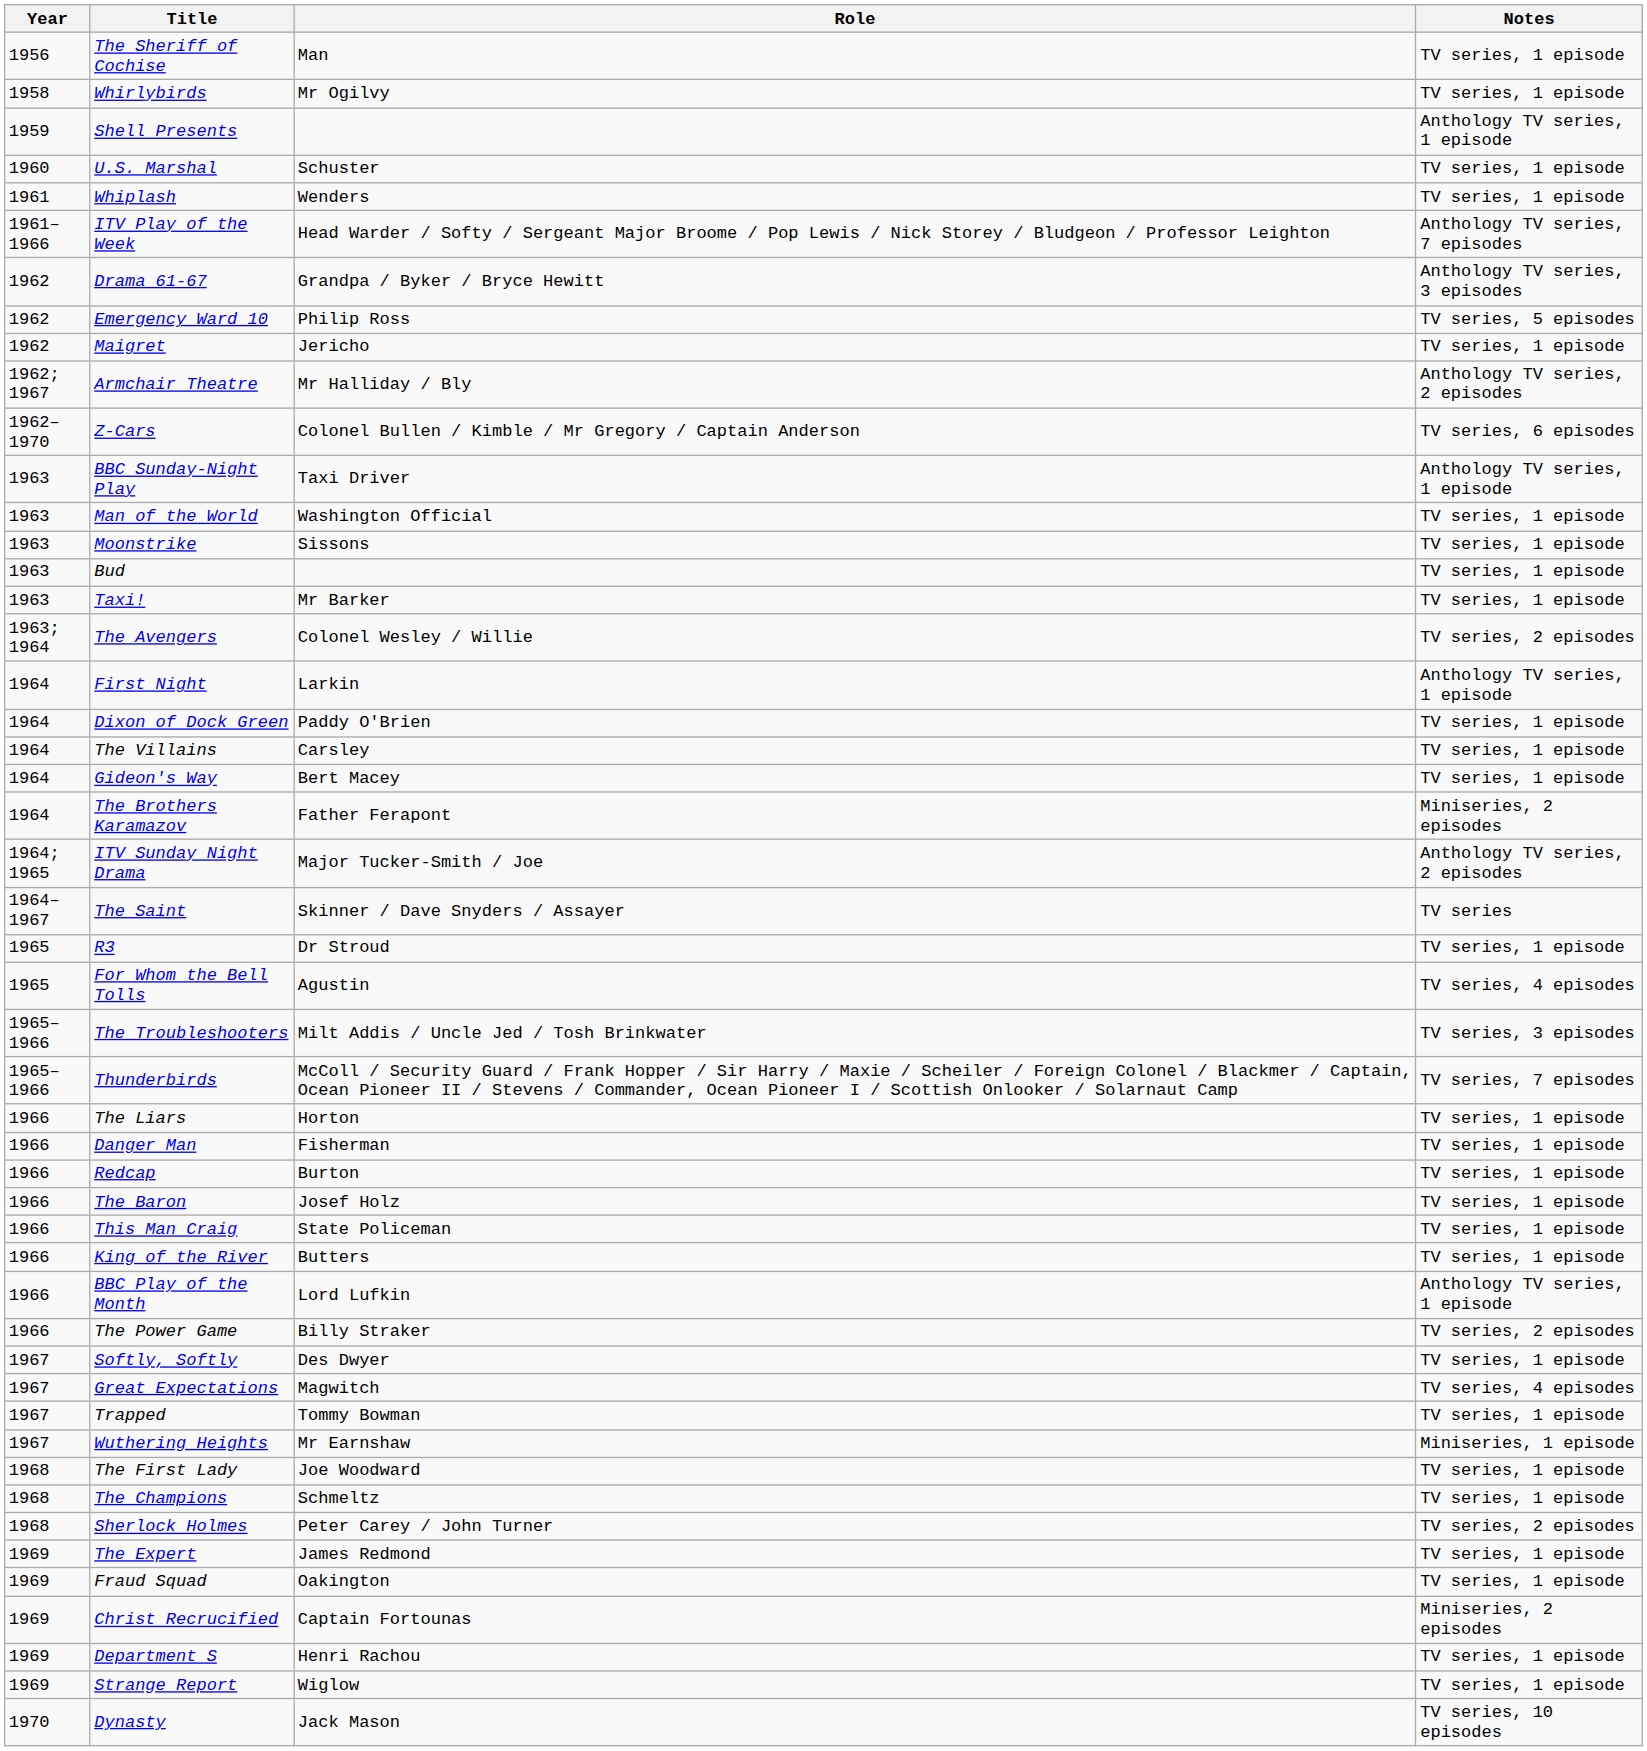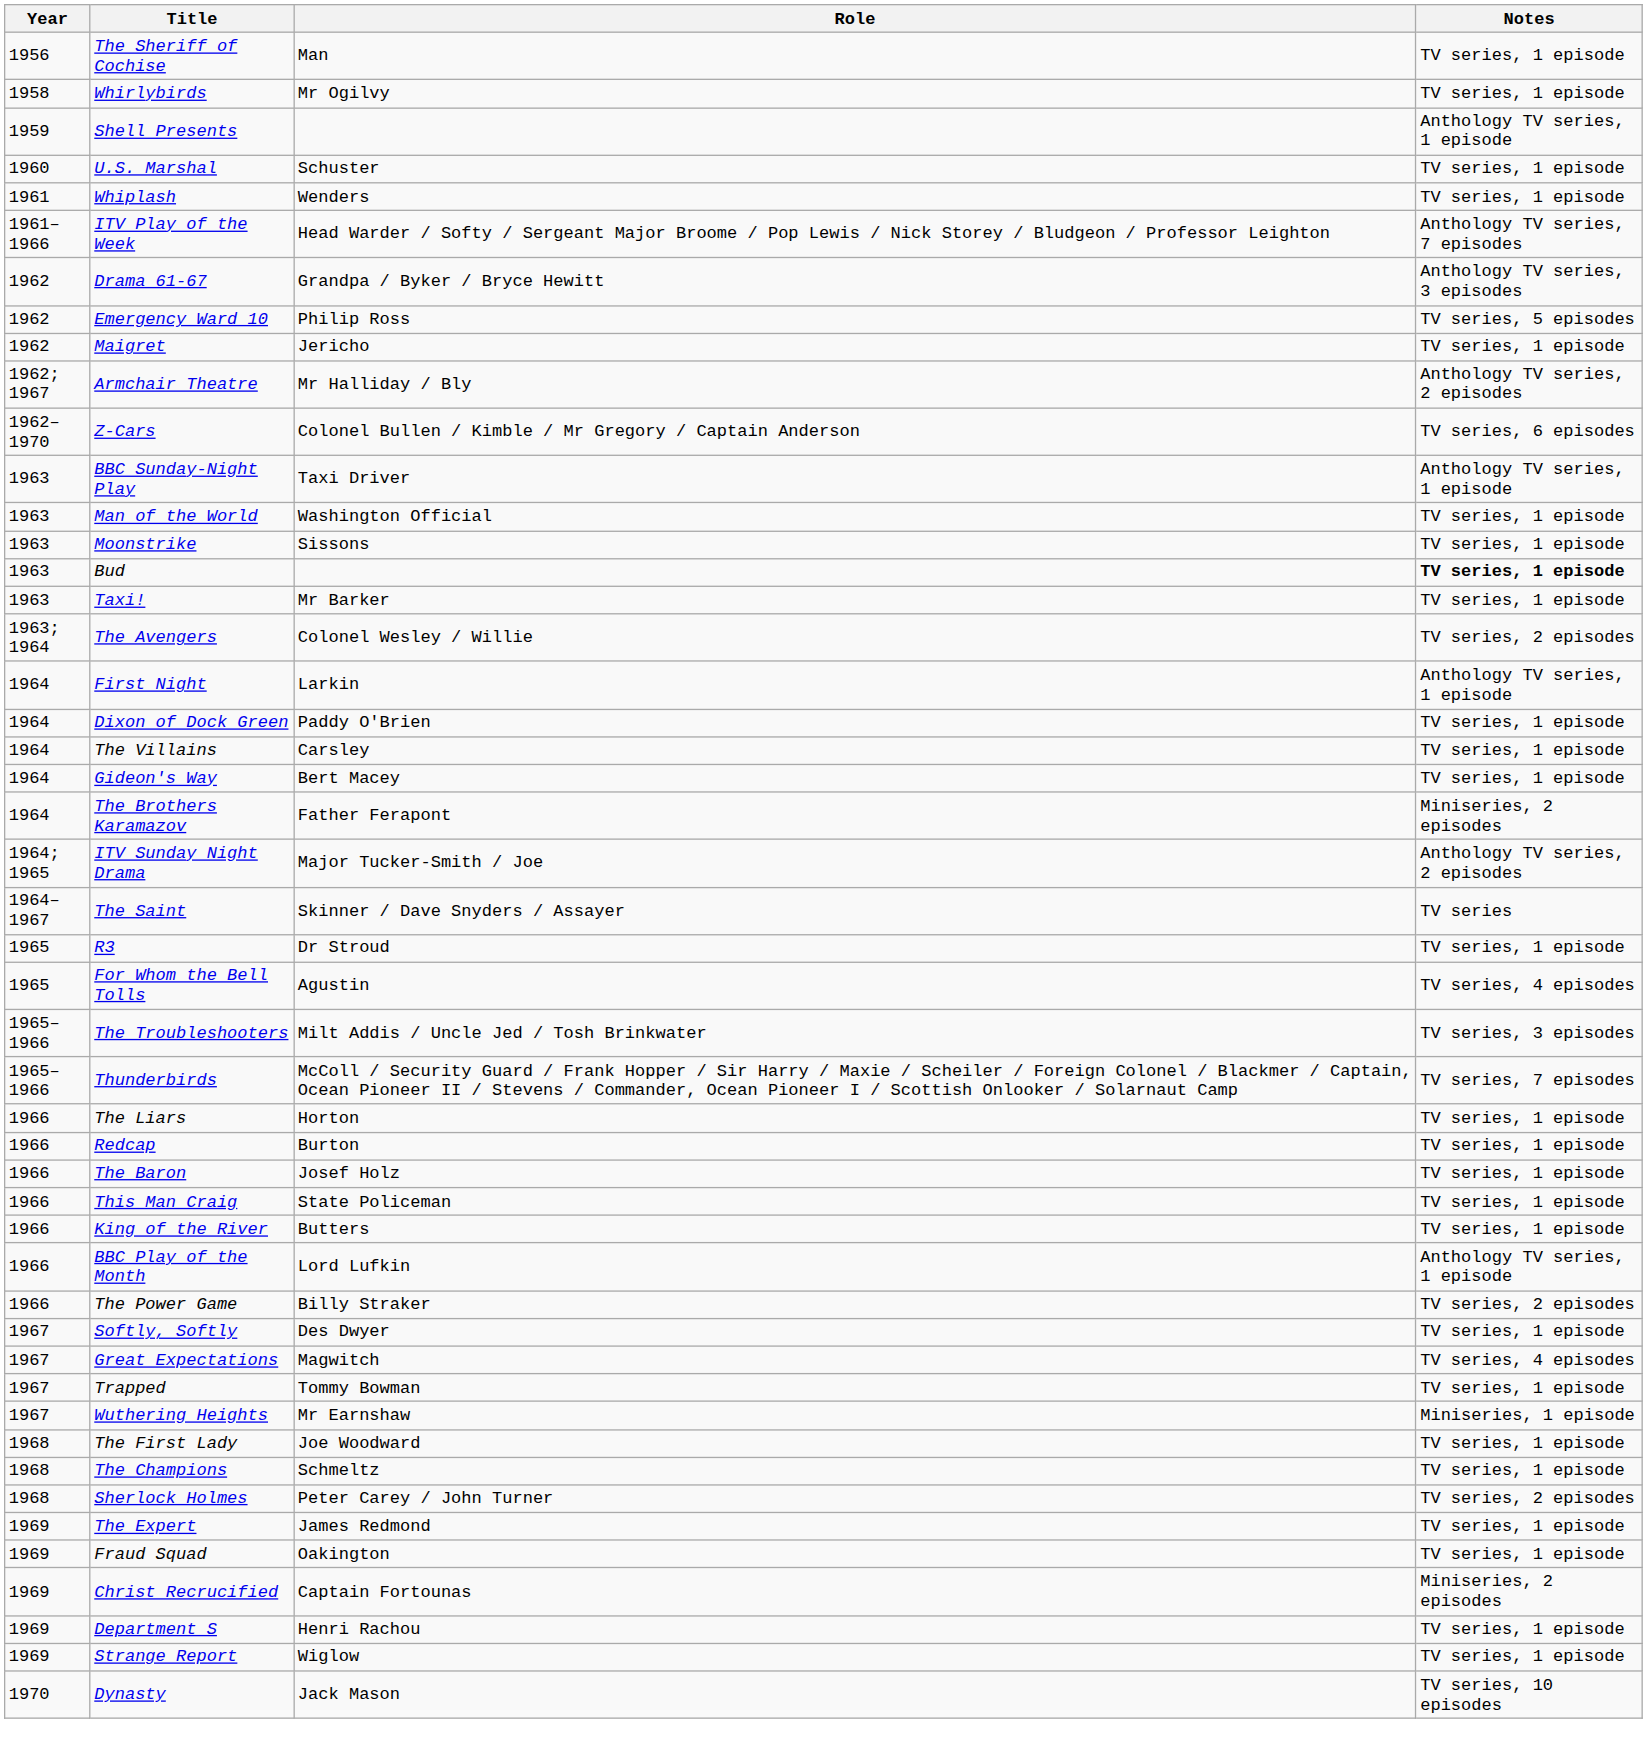(1522, 572) normal -> (1522, 572) bold
- row: (145, 1146)
